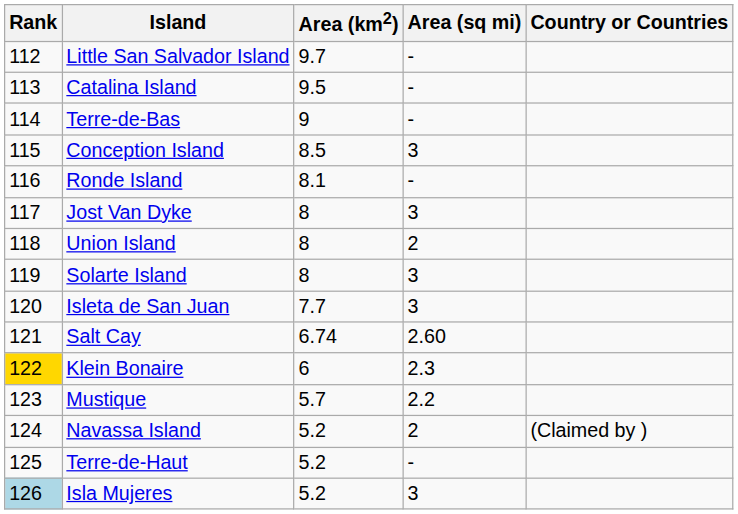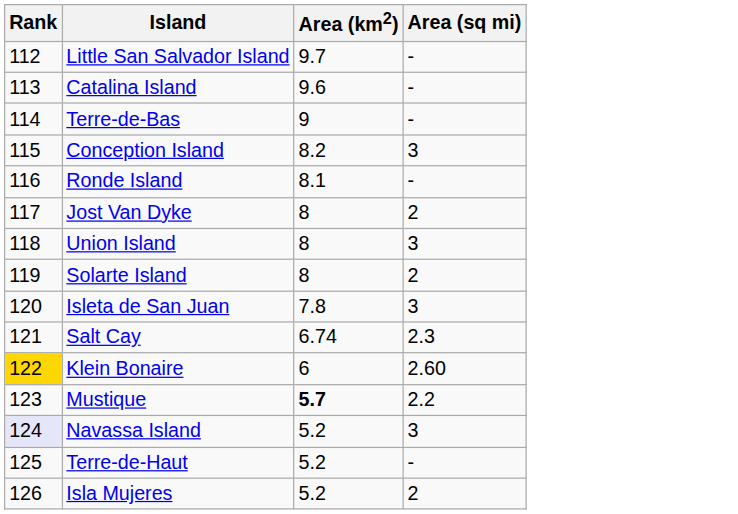- column: (629, 22)
(312, 87) 9.5 -> (312, 87) 9.6
(312, 150) 8.5 -> (312, 150) 8.2
(413, 212) 3 -> (413, 212) 2
(413, 243) 2 -> (413, 243) 3
(413, 275) 3 -> (413, 275) 2
(312, 306) 7.7 -> (312, 306) 7.8
(427, 337) 2.60 -> (421, 337) 2.3
(421, 368) 2.3 -> (427, 368) 2.60
(312, 399) normal -> (312, 399) bold
(26, 431) no background -> (26, 431) lavender background
(413, 431) 2 -> (413, 431) 3
(26, 493) lightblue background -> (26, 493) no background
(413, 493) 3 -> (413, 493) 2
